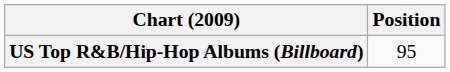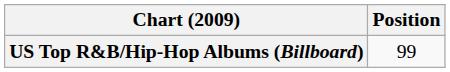(406, 51) 95 -> (406, 51) 99
